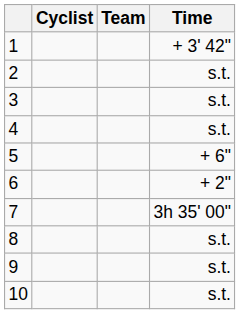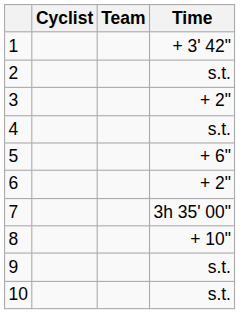(219, 101) s.t. -> (215, 101) + 2"
(219, 239) s.t. -> (211, 239) + 10"
